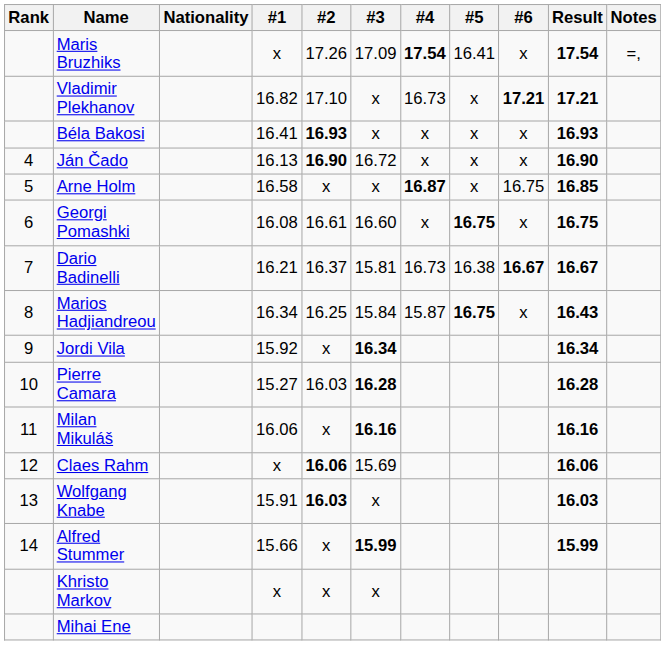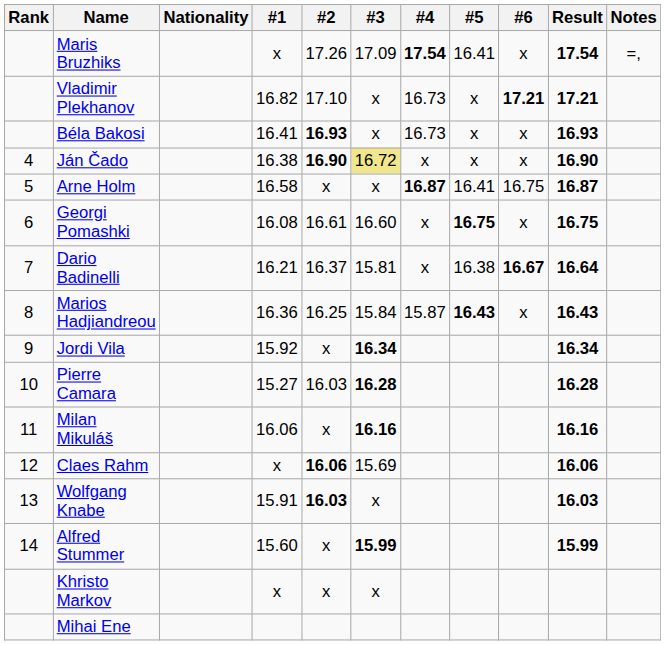(425, 134) x -> (425, 134) 16.73
(277, 160) 16.13 -> (277, 160) 16.38
(376, 160) no background -> (376, 160) khaki background
(474, 187) x -> (474, 187) 16.41
(577, 187) 16.85 -> (577, 187) 16.87
(425, 267) 16.73 -> (425, 267) x
(577, 267) 16.67 -> (577, 267) 16.64
(277, 313) 16.34 -> (277, 313) 16.36
(474, 313) 16.75 -> (474, 313) 16.43
(277, 546) 15.66 -> (277, 546) 15.60
